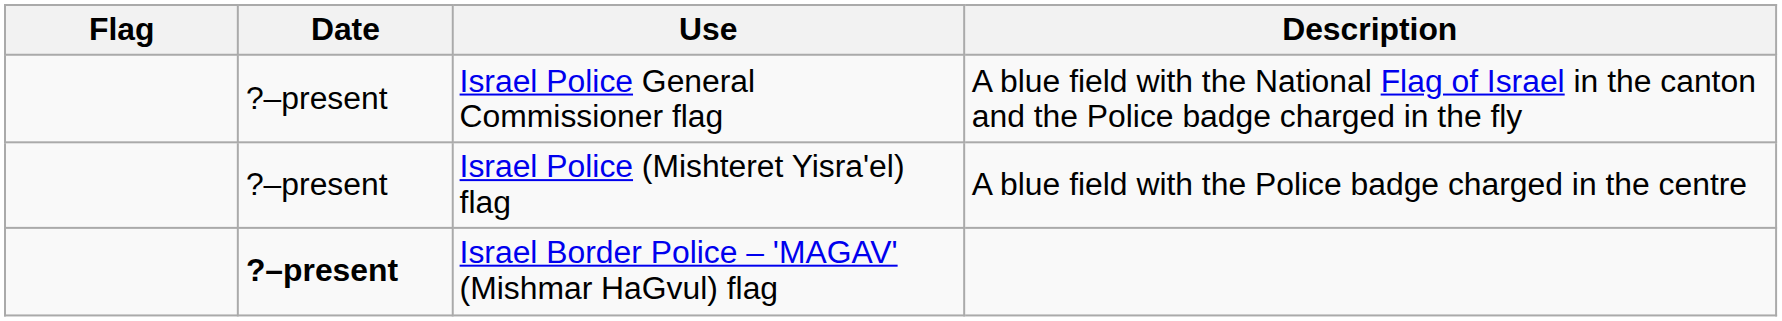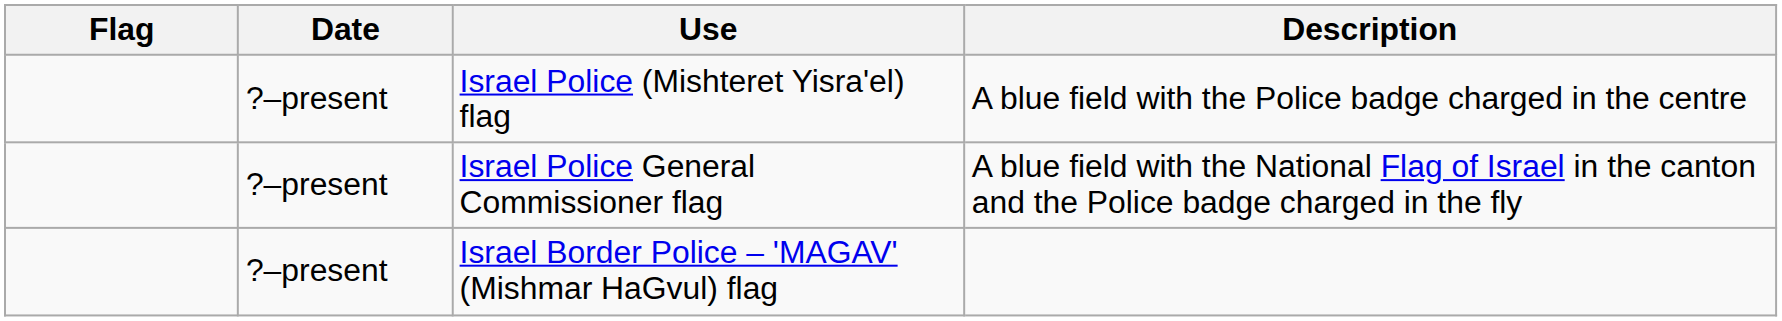rows swapped: (682, 184) <-> (607, 98)
(322, 270) bold -> (317, 270) normal
